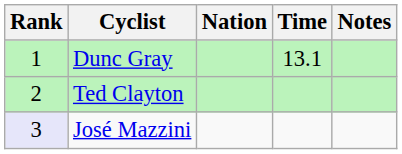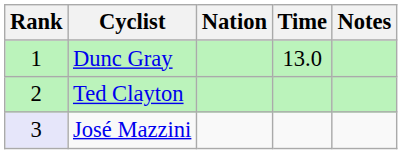(302, 58) 13.1 -> (302, 58) 13.0
